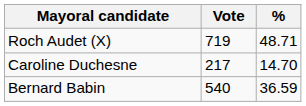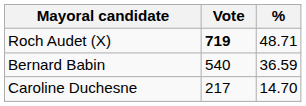(218, 40) normal -> (218, 40) bold
rows swapped: (57, 88) <-> (73, 64)
